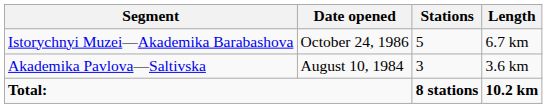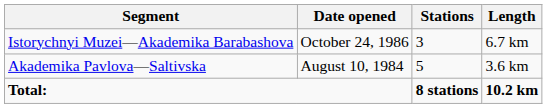(420, 41) 5 -> (420, 41) 3
(420, 66) 3 -> (420, 66) 5
